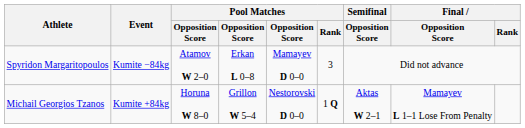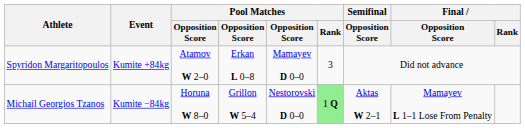(141, 65) Kumite −84kg -> (141, 65) Kumite +84kg
(141, 104) Kumite +84kg -> (141, 104) Kumite −84kg
(330, 104) no background -> (330, 104) lightgreen background
